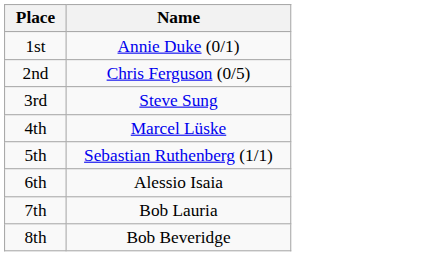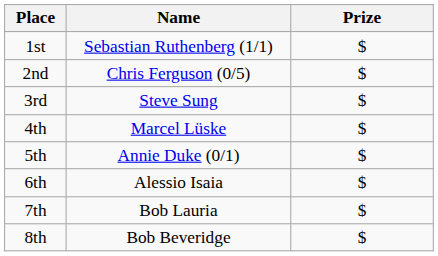+ column: (362, 18)
(178, 45) Annie Duke (0/1) -> (178, 45) Sebastian Ruthenberg (1/1)
(178, 155) Sebastian Ruthenberg (1/1) -> (178, 155) Annie Duke (0/1)
